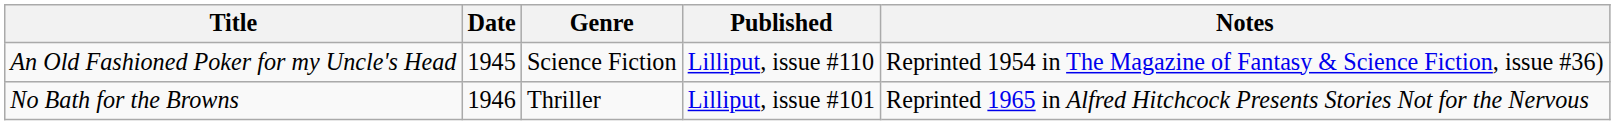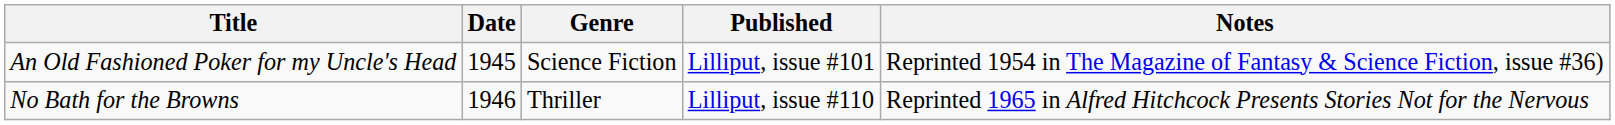(781, 61) Lilliput, issue #110 -> (781, 61) Lilliput, issue #101
(781, 100) Lilliput, issue #101 -> (781, 100) Lilliput, issue #110
